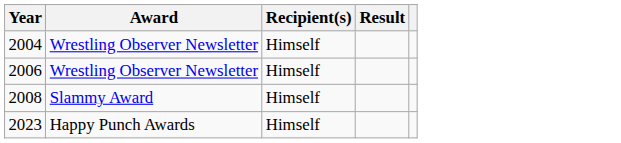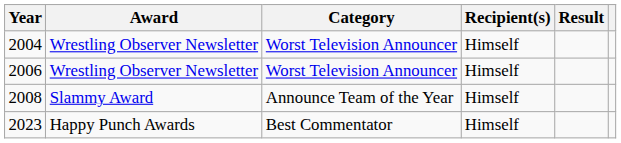+ column: (361, 17)
